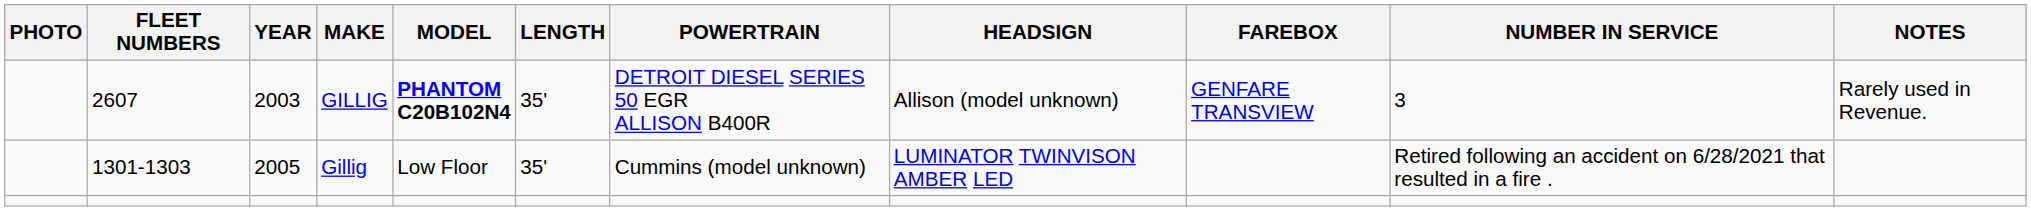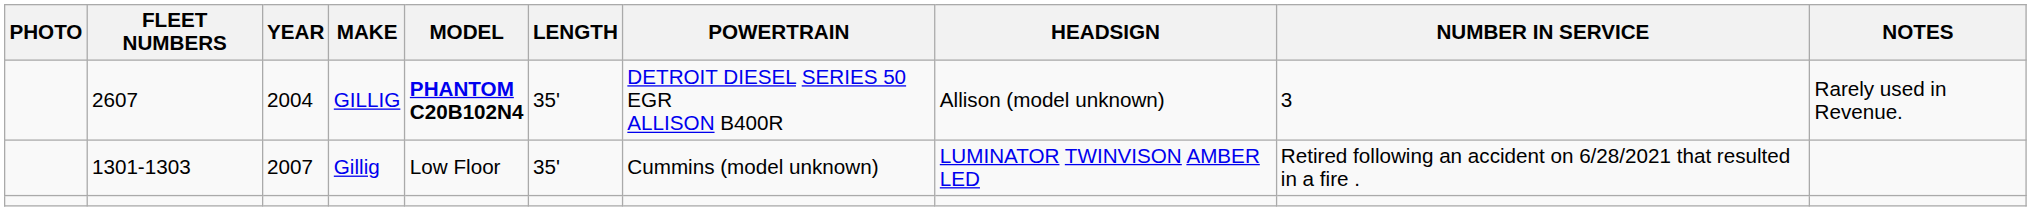- column: (1288, 32)
(277, 100) 2003 -> (290, 100) 2004
(277, 167) 2005 -> (290, 167) 2007
